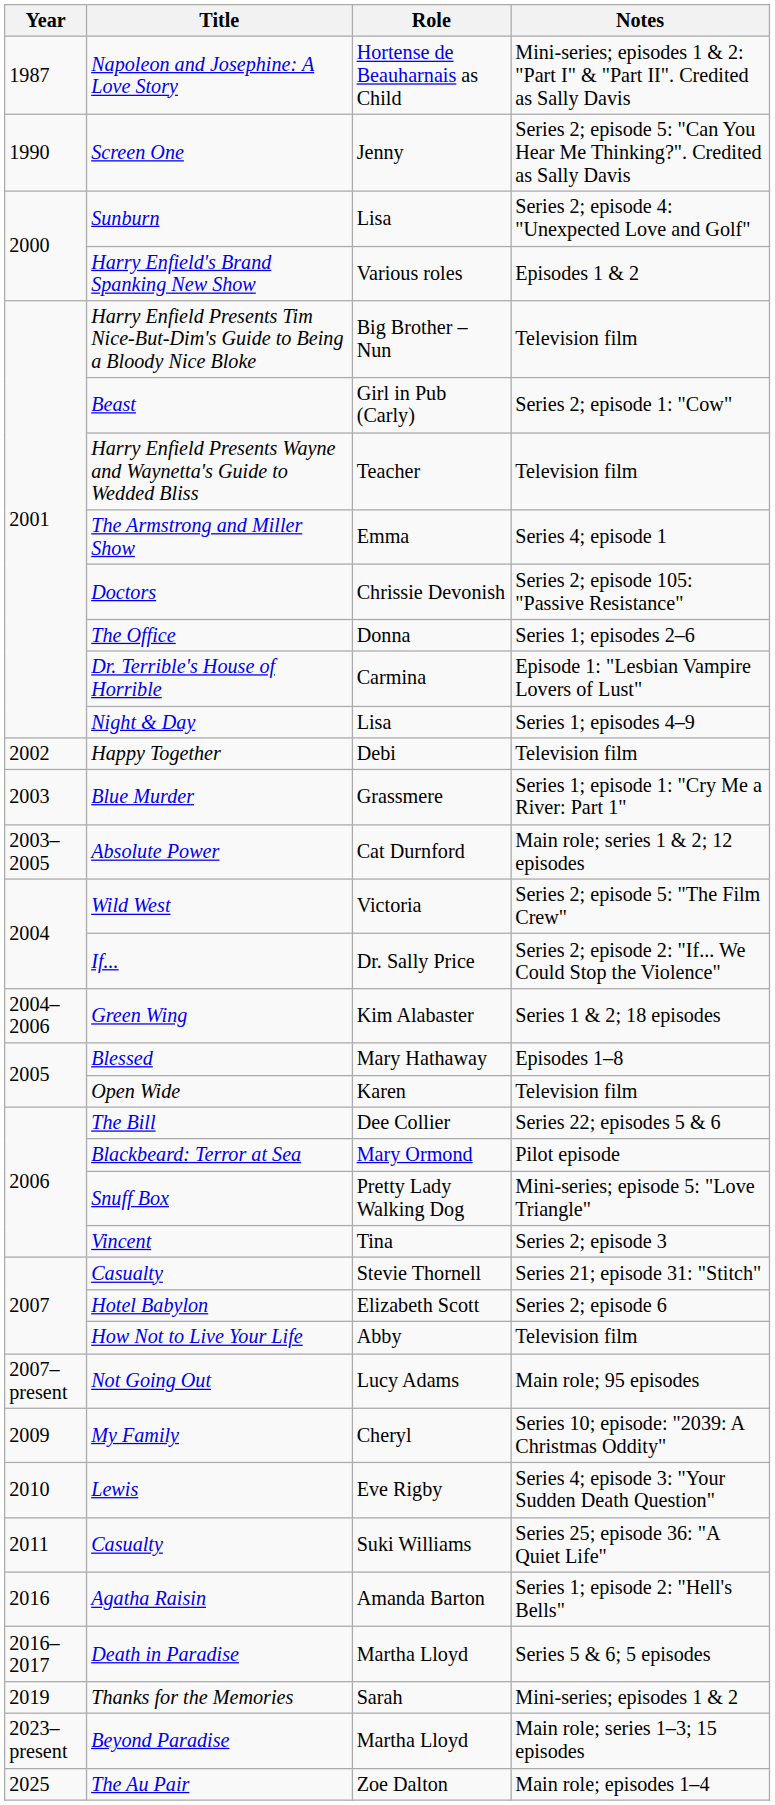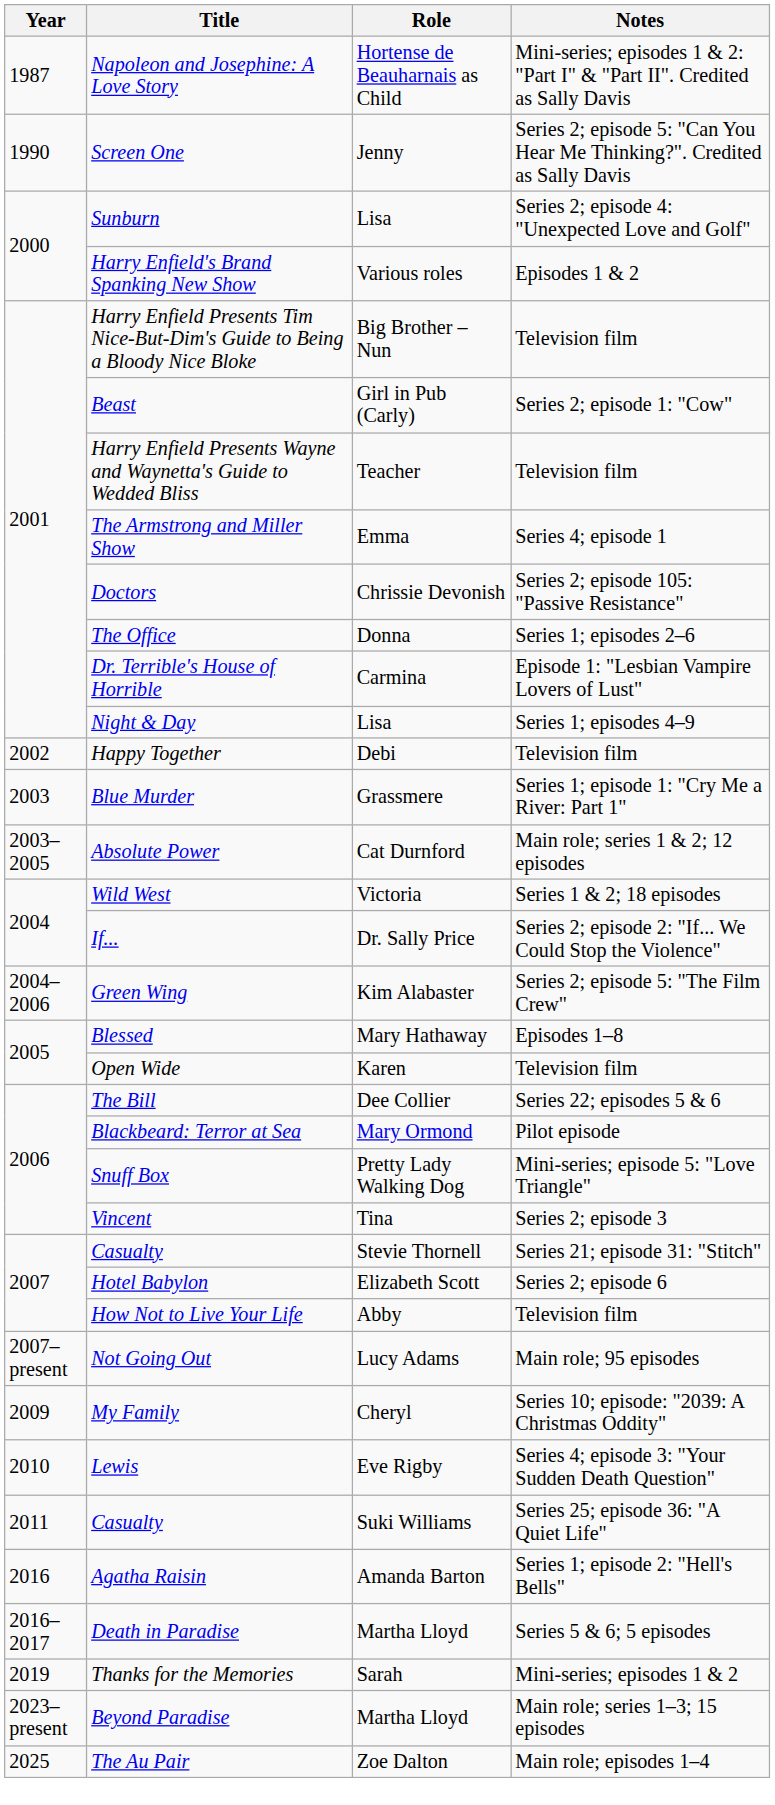(638, 906) Series 2; episode 5: "The Film Crew" -> (618, 894) Series 1 & 2; 18 episodes
(618, 1015) Series 1 & 2; 18 episodes -> (638, 992) Series 2; episode 5: "The Film Crew"
